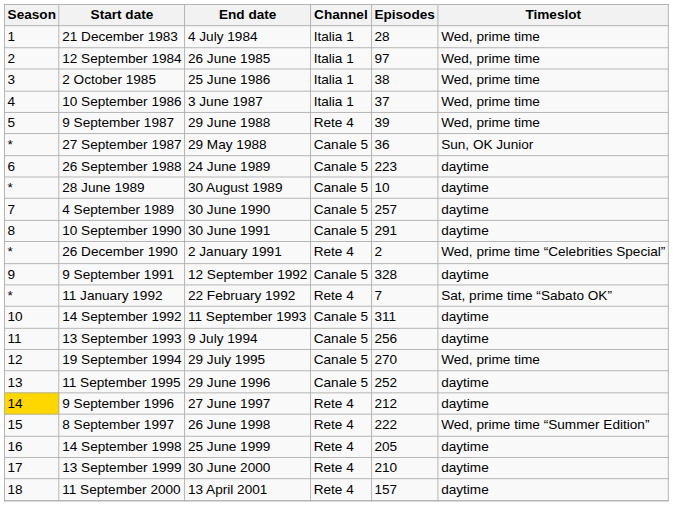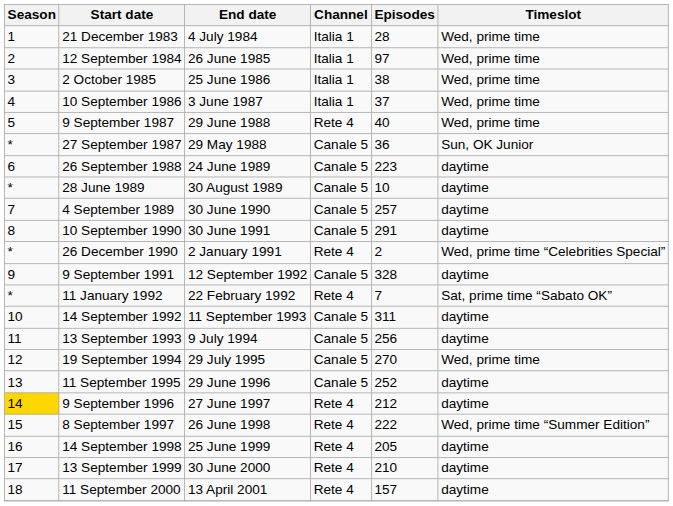(382, 123) 39 -> (382, 123) 40
